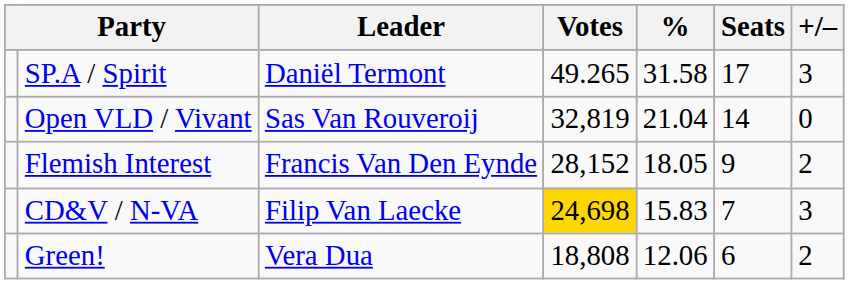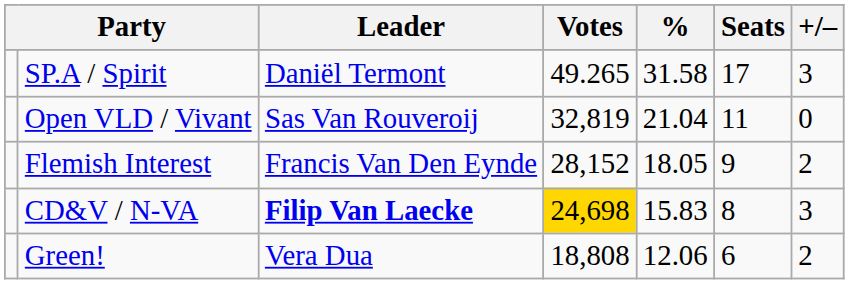(735, 118) 14 -> (735, 118) 11
(363, 210) normal -> (369, 210) bold
(728, 210) 7 -> (728, 210) 8
